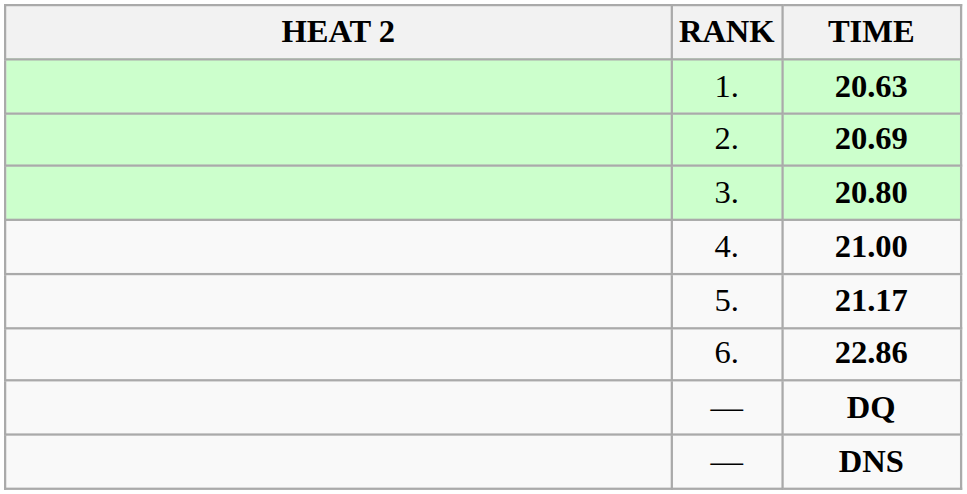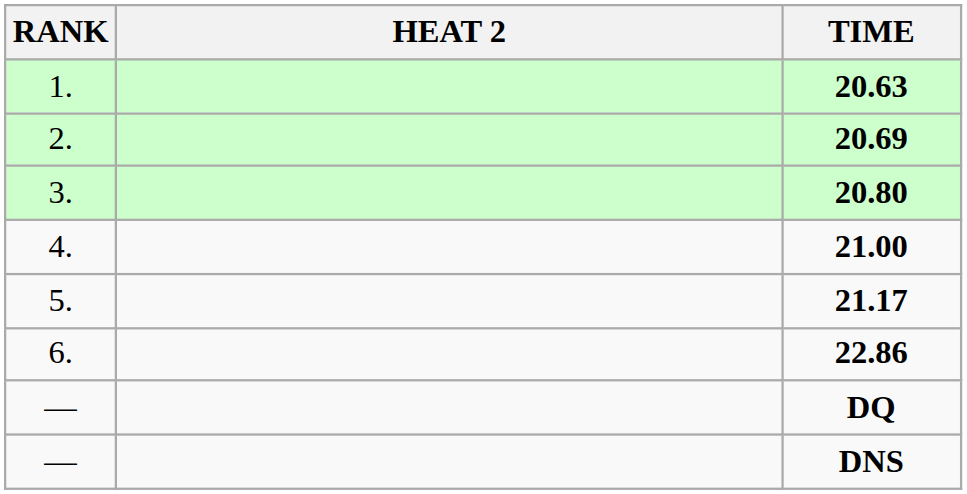columns swapped: (727, 31) <-> (338, 31)
